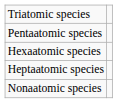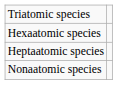- row: (55, 32)
